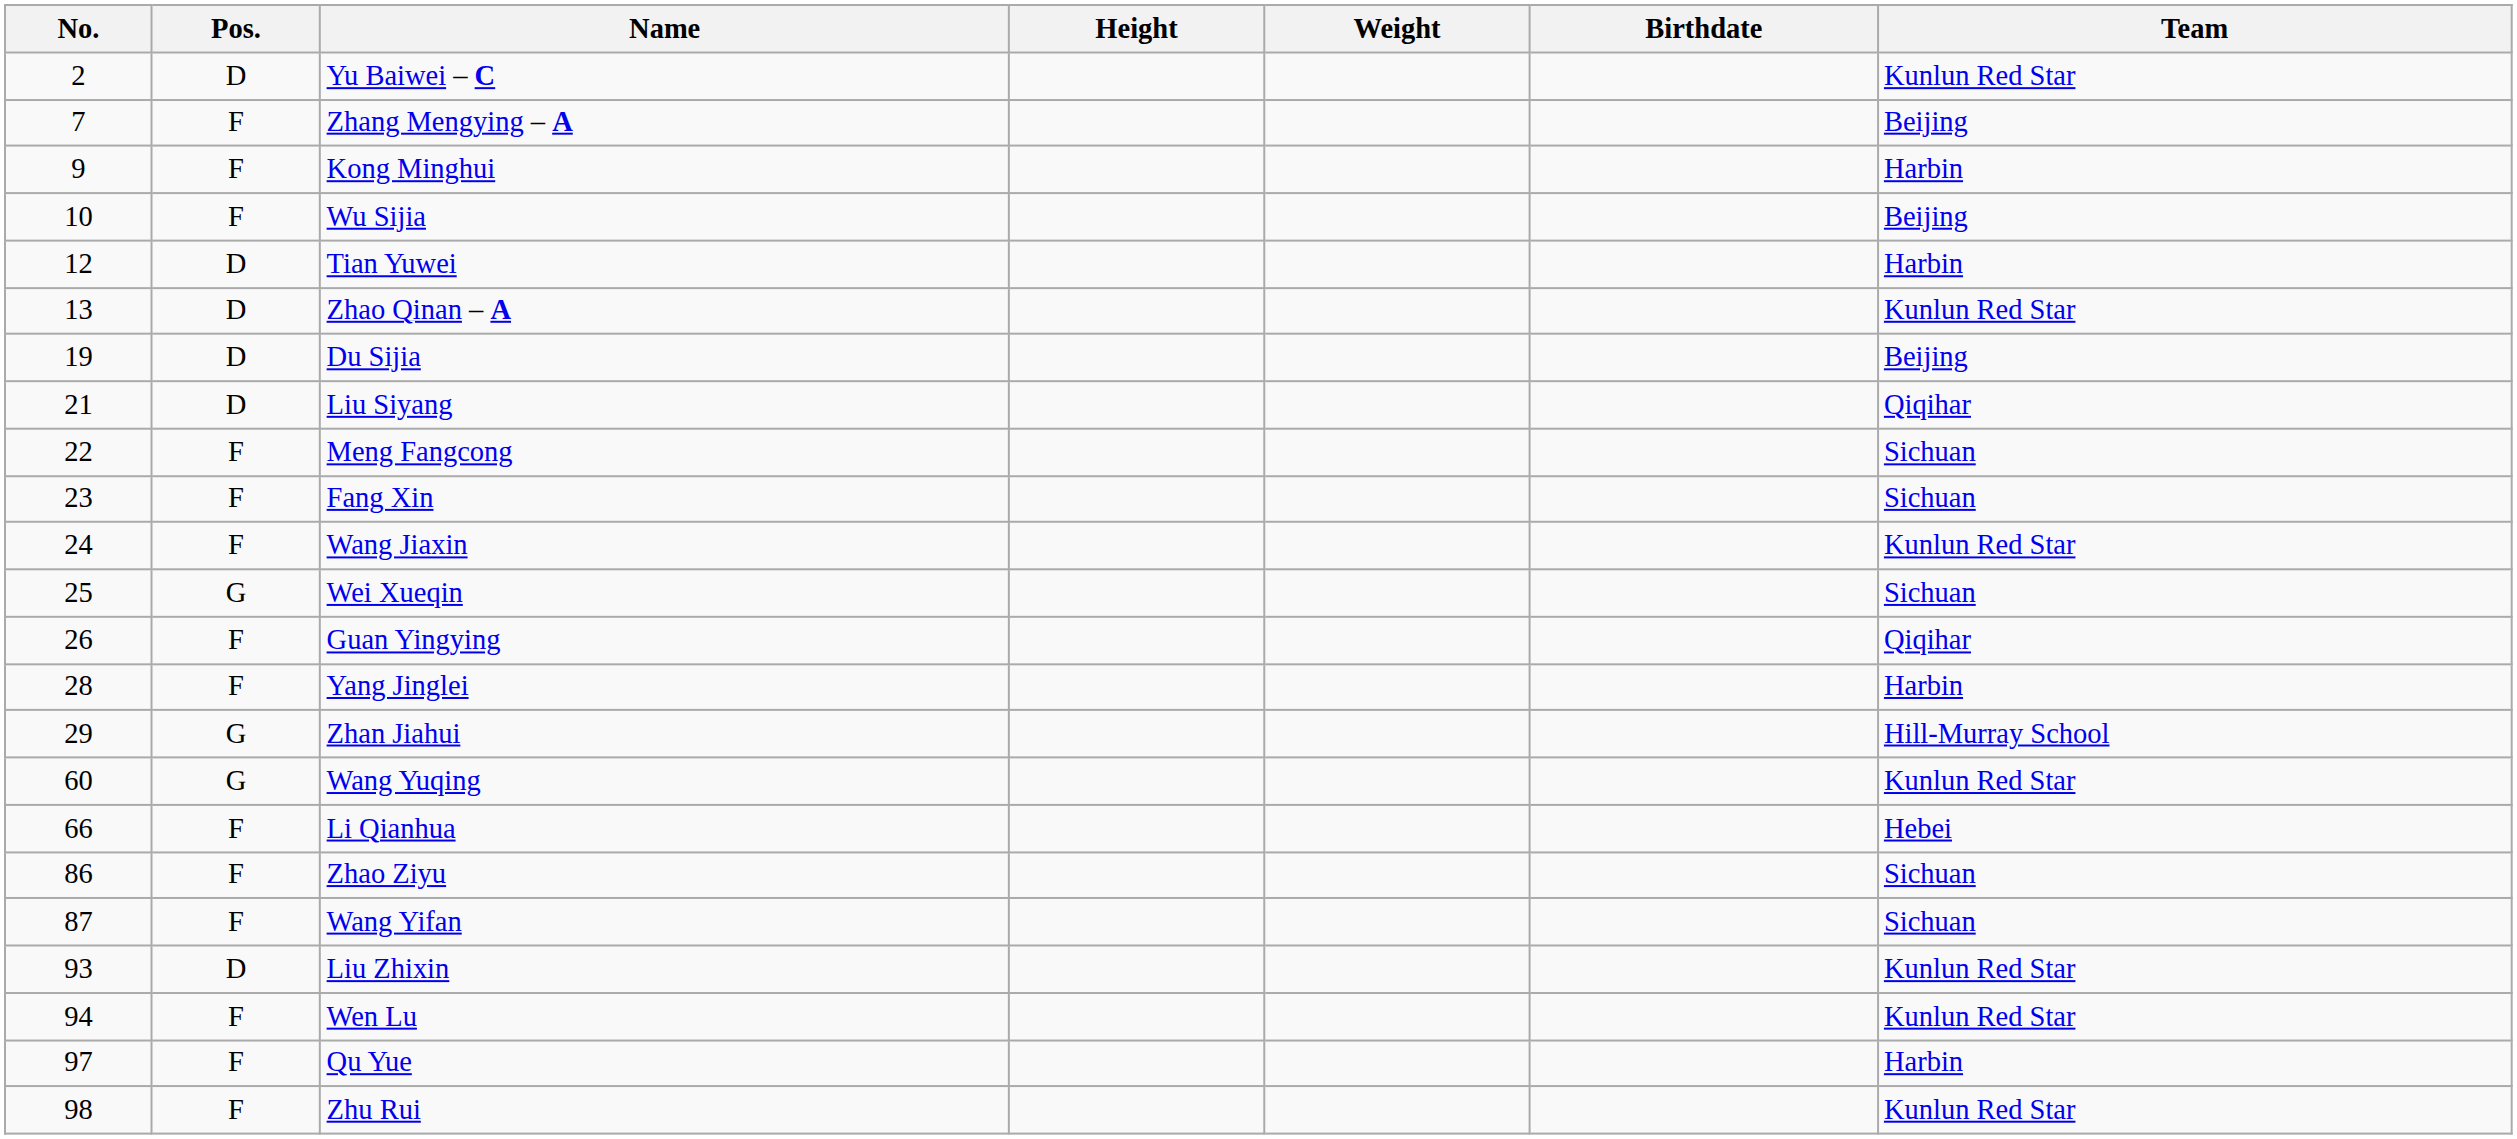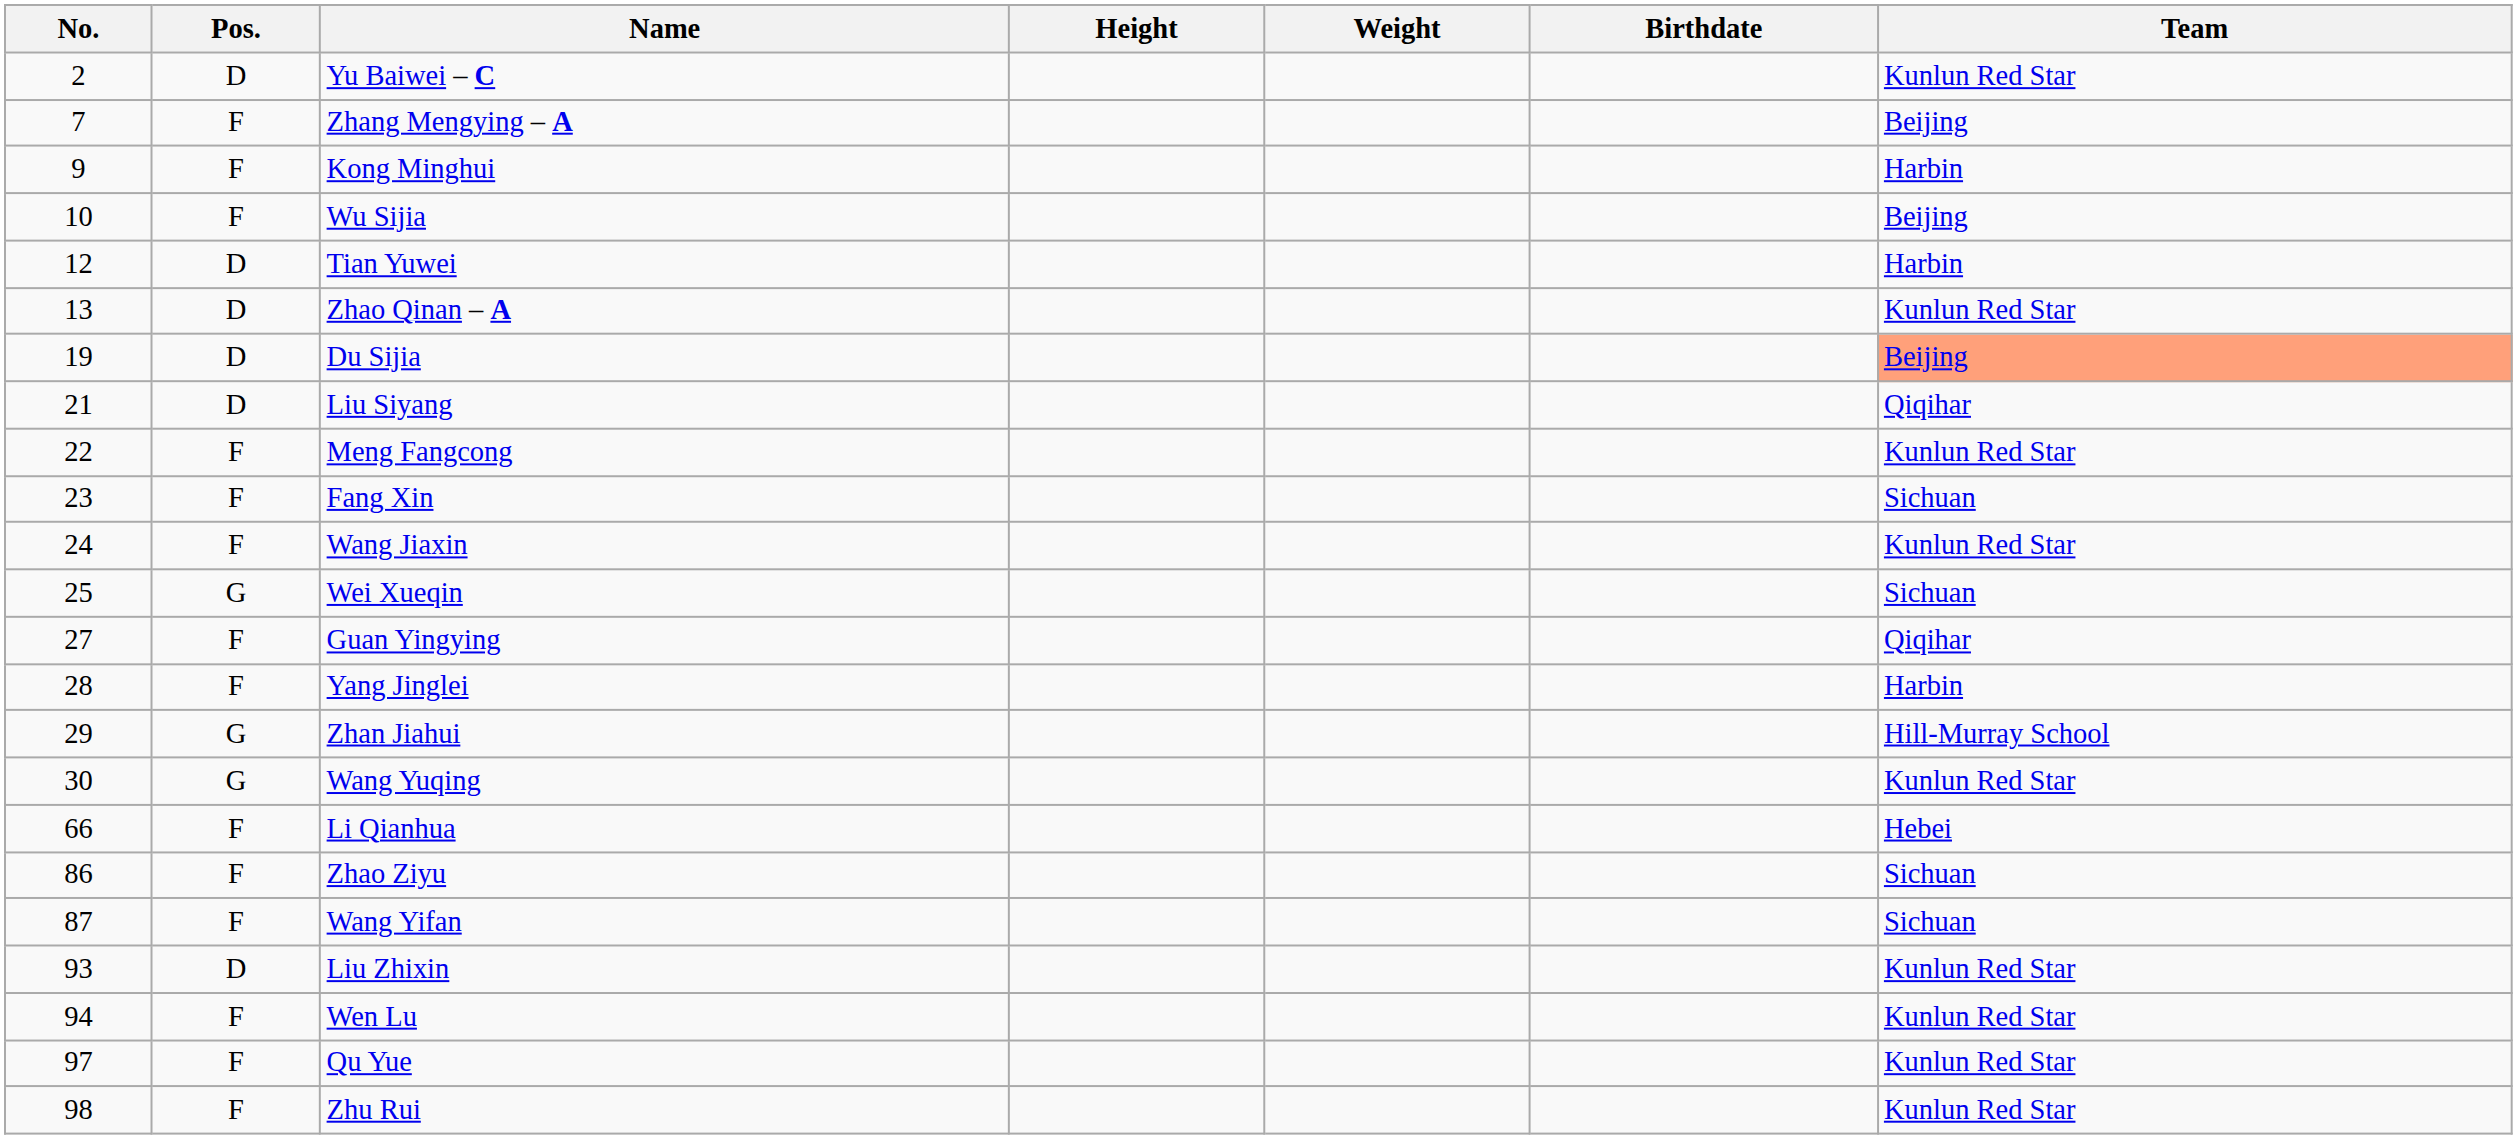(1926, 357) no background -> (1926, 357) lightsalmon background
(1930, 451) Sichuan -> (1980, 451) Kunlun Red Star
(78, 639) 26 -> (78, 639) 27
(78, 780) 60 -> (78, 780) 30
(1923, 1062) Harbin -> (1980, 1062) Kunlun Red Star
